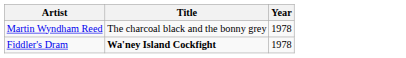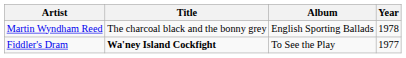+ column: (322, 12)
(281, 45) 1978 -> (389, 45) 1977
